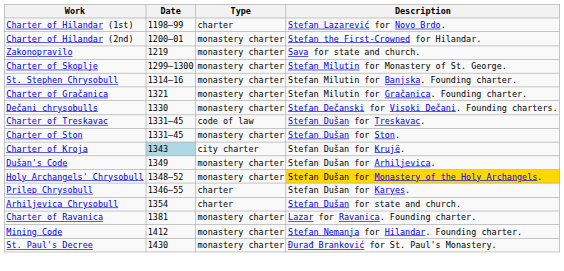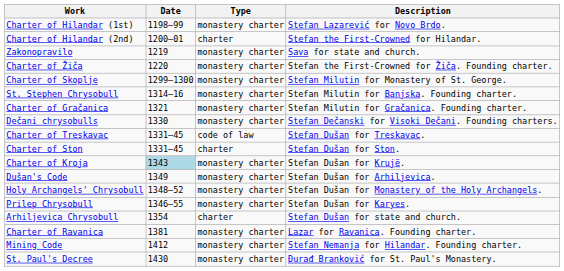(215, 25) charter -> (241, 25) monastery charter
(241, 39) monastery charter -> (215, 39) charter
+ row: (44, 66)
(241, 135) monastery charter -> (215, 149) charter
(228, 149) city charter -> (241, 163) monastery charter
(415, 176) gold background -> (415, 190) no background
(215, 190) charter -> (241, 204) monastery charter
